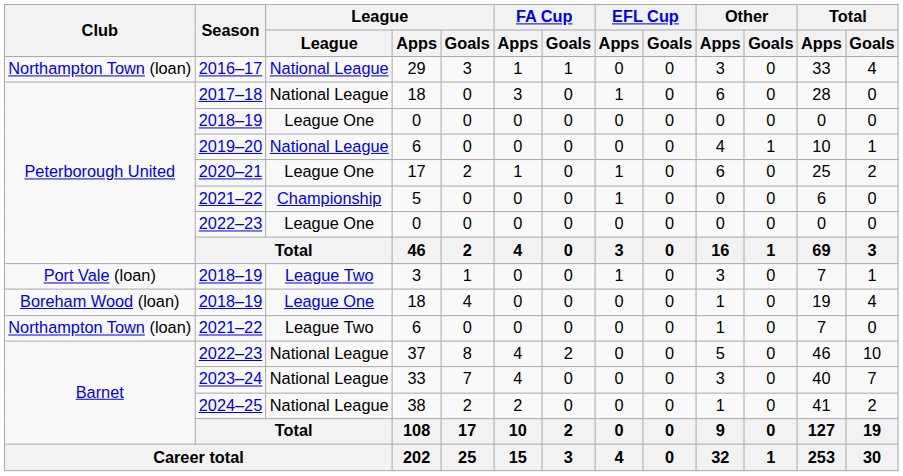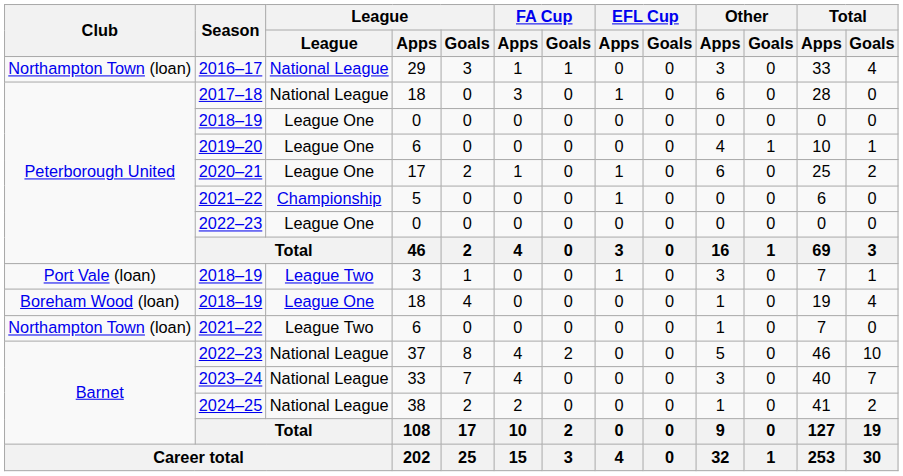(329, 146) National League -> (329, 146) League One
